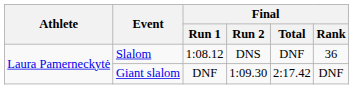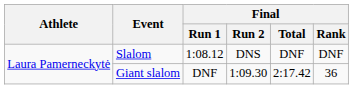(331, 53) 36 -> (331, 53) DNF
(331, 73) DNF -> (331, 73) 36
